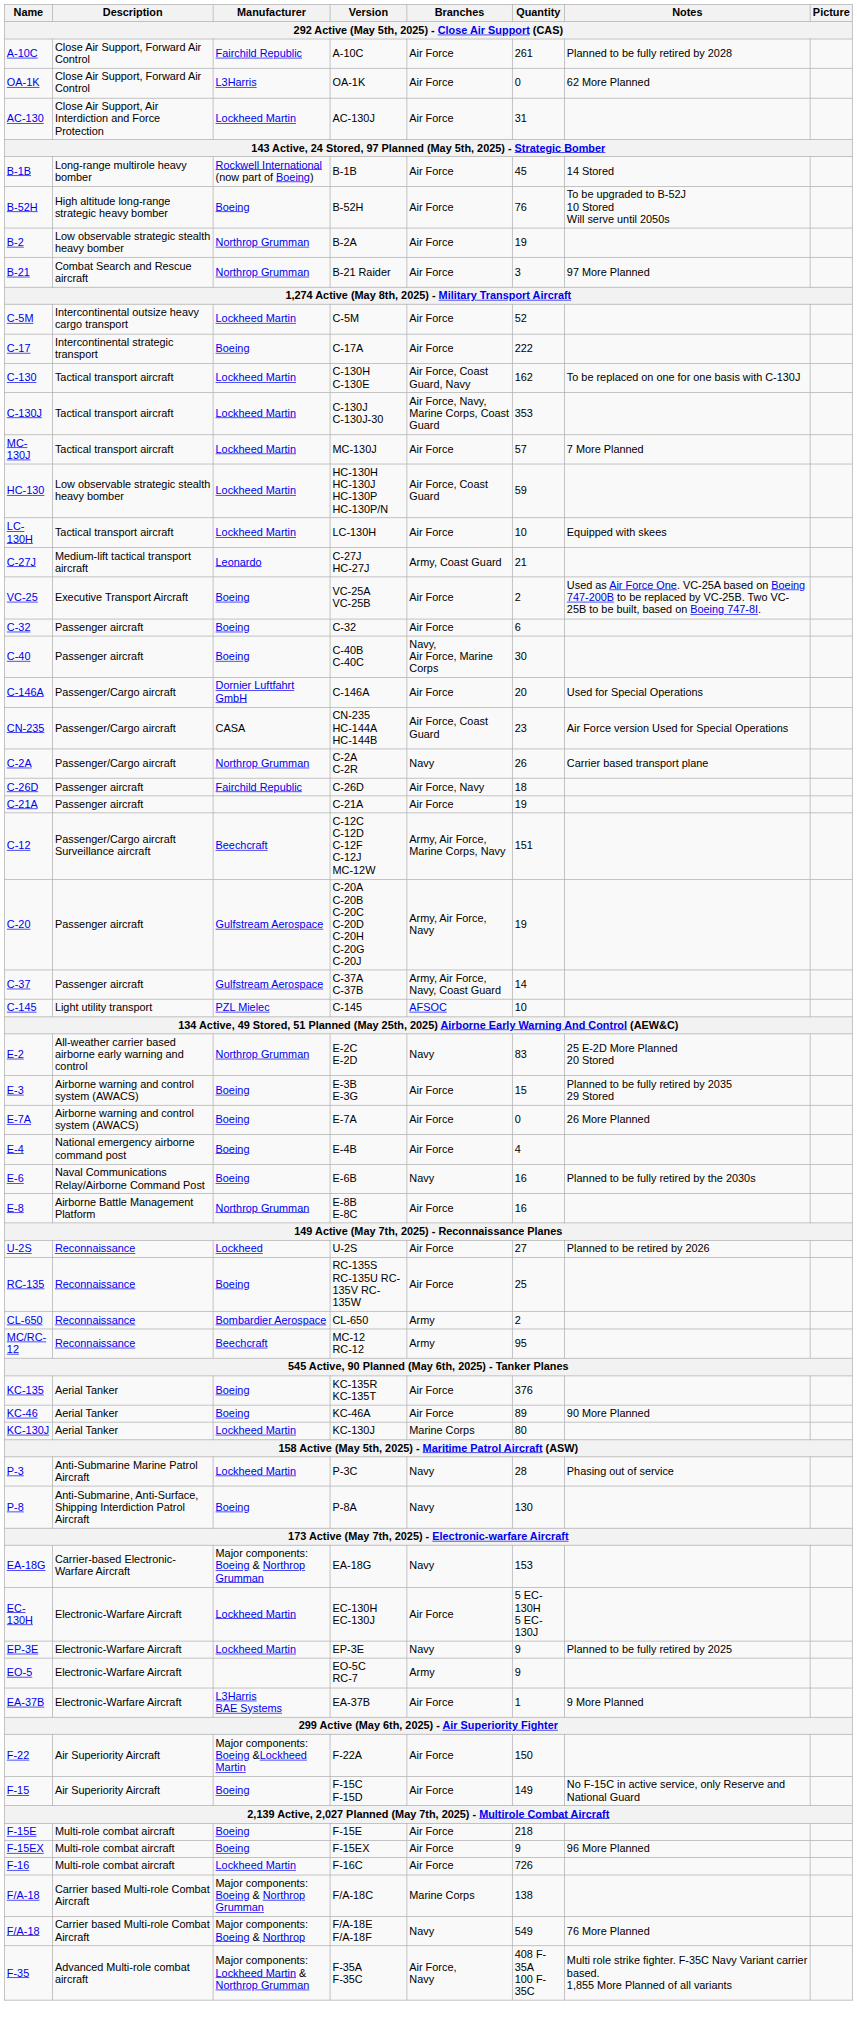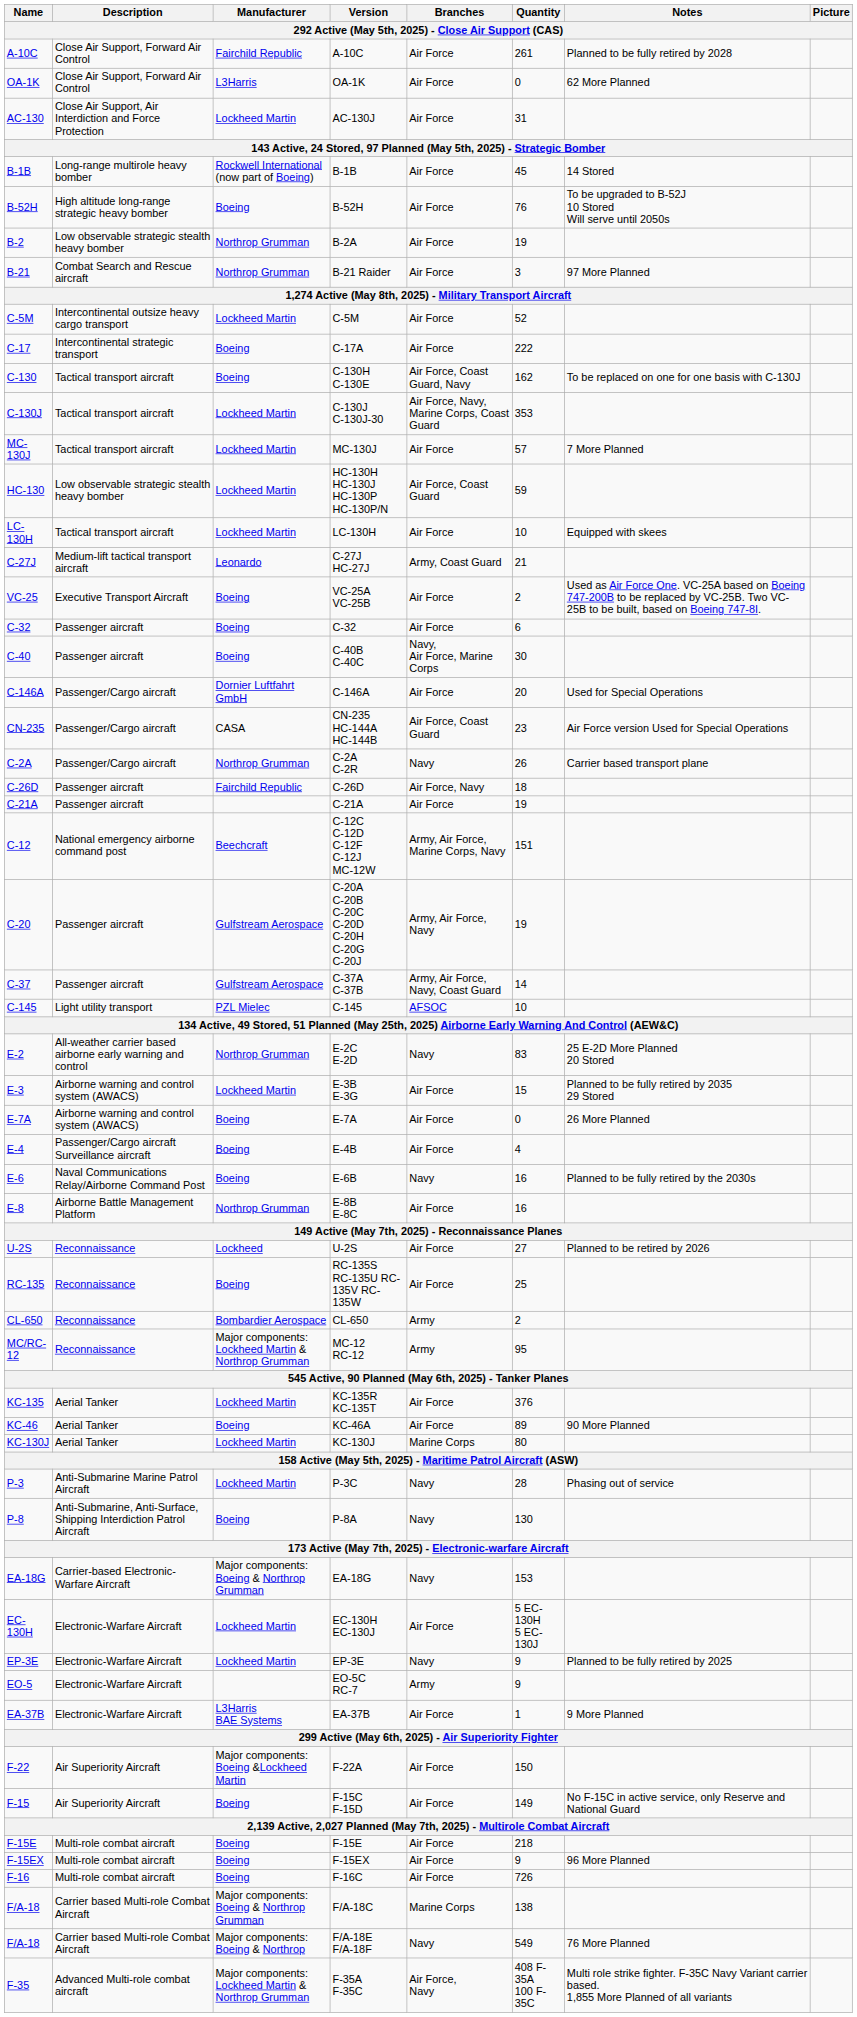(256, 378) Lockheed Martin -> (232, 378) Boeing
(115, 846) Passenger/Cargo aircraft Surveillance aircraft -> (125, 846) National emergency airborne command post
(232, 1090) Boeing -> (256, 1090) Lockheed Martin
(125, 1149) National emergency airborne command post -> (115, 1149) Passenger/Cargo aircraft Surveillance aircraft
(242, 1343) Beechcraft -> (262, 1349) Major components: Lockheed Martin & Northrop Grumman
(232, 1390) Boeing -> (256, 1402) Lockheed Martin
(256, 1866) Lockheed Martin -> (232, 1878) Boeing
